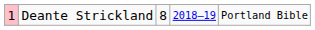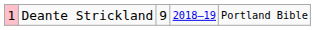(163, 15) 8 -> (163, 15) 9
